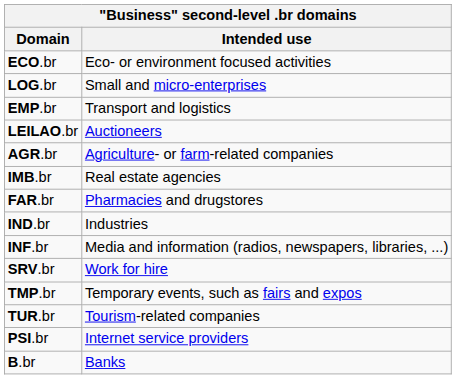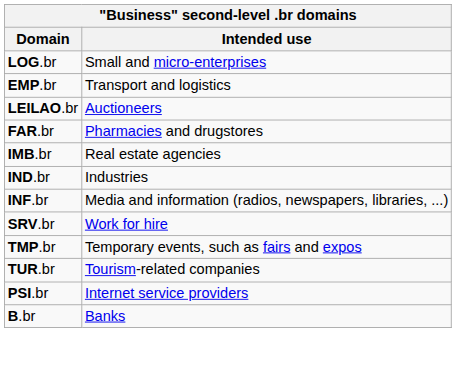- row: (32, 62)
- row: (32, 154)
rows swapped: (31, 200) <-> (30, 177)
